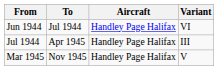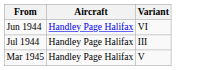- column: (68, 12)
